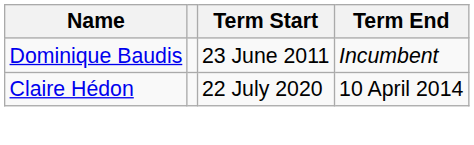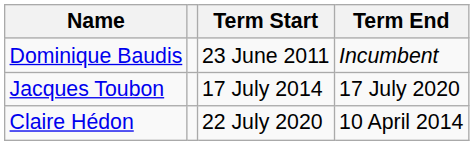+ row: (87, 88)
